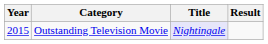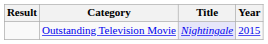columns swapped: (18, 13) <-> (245, 13)
